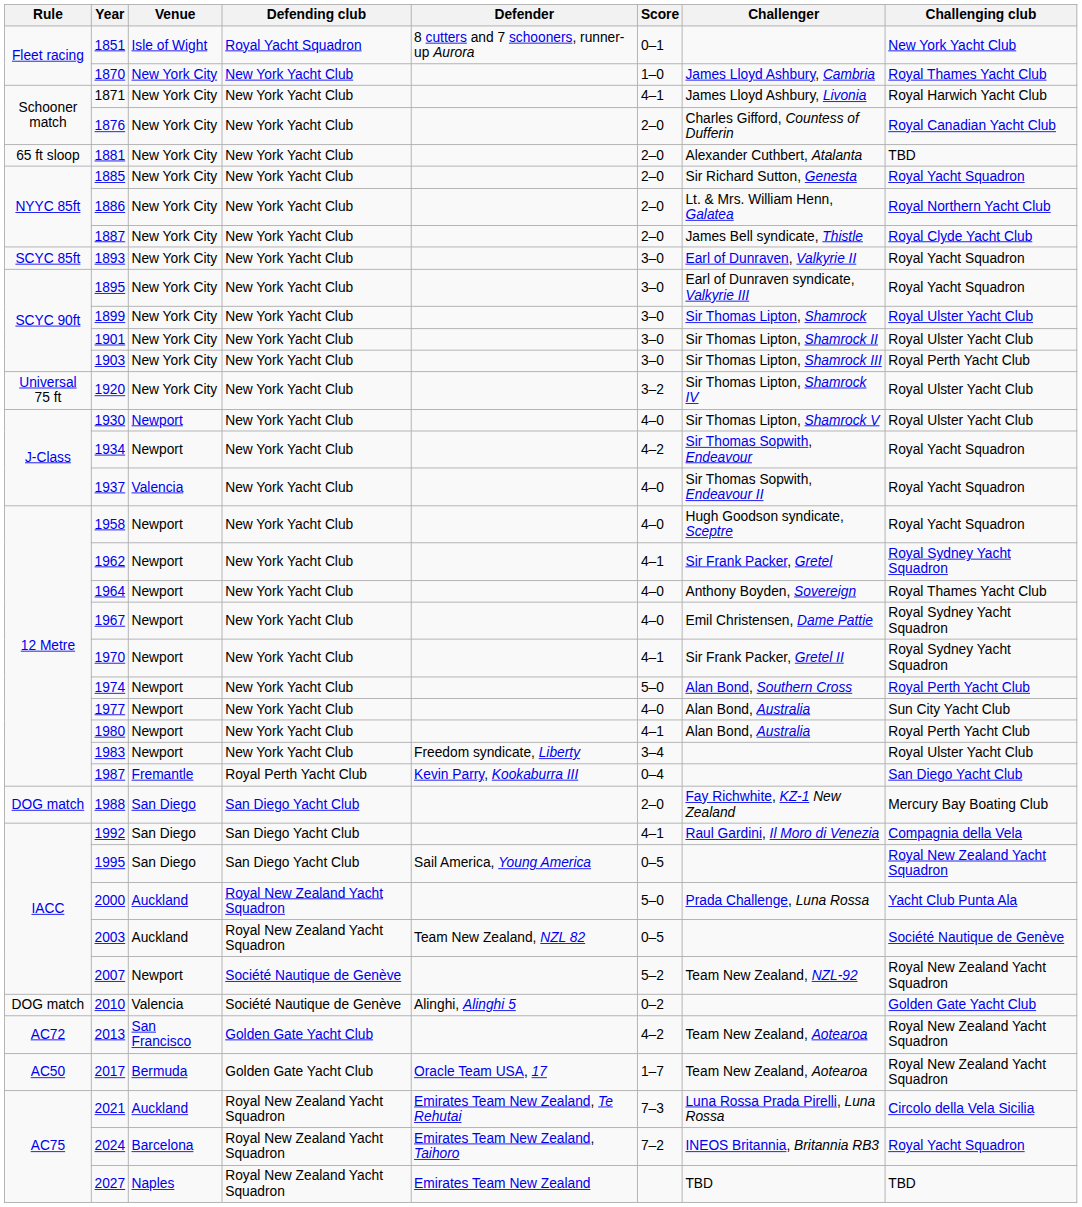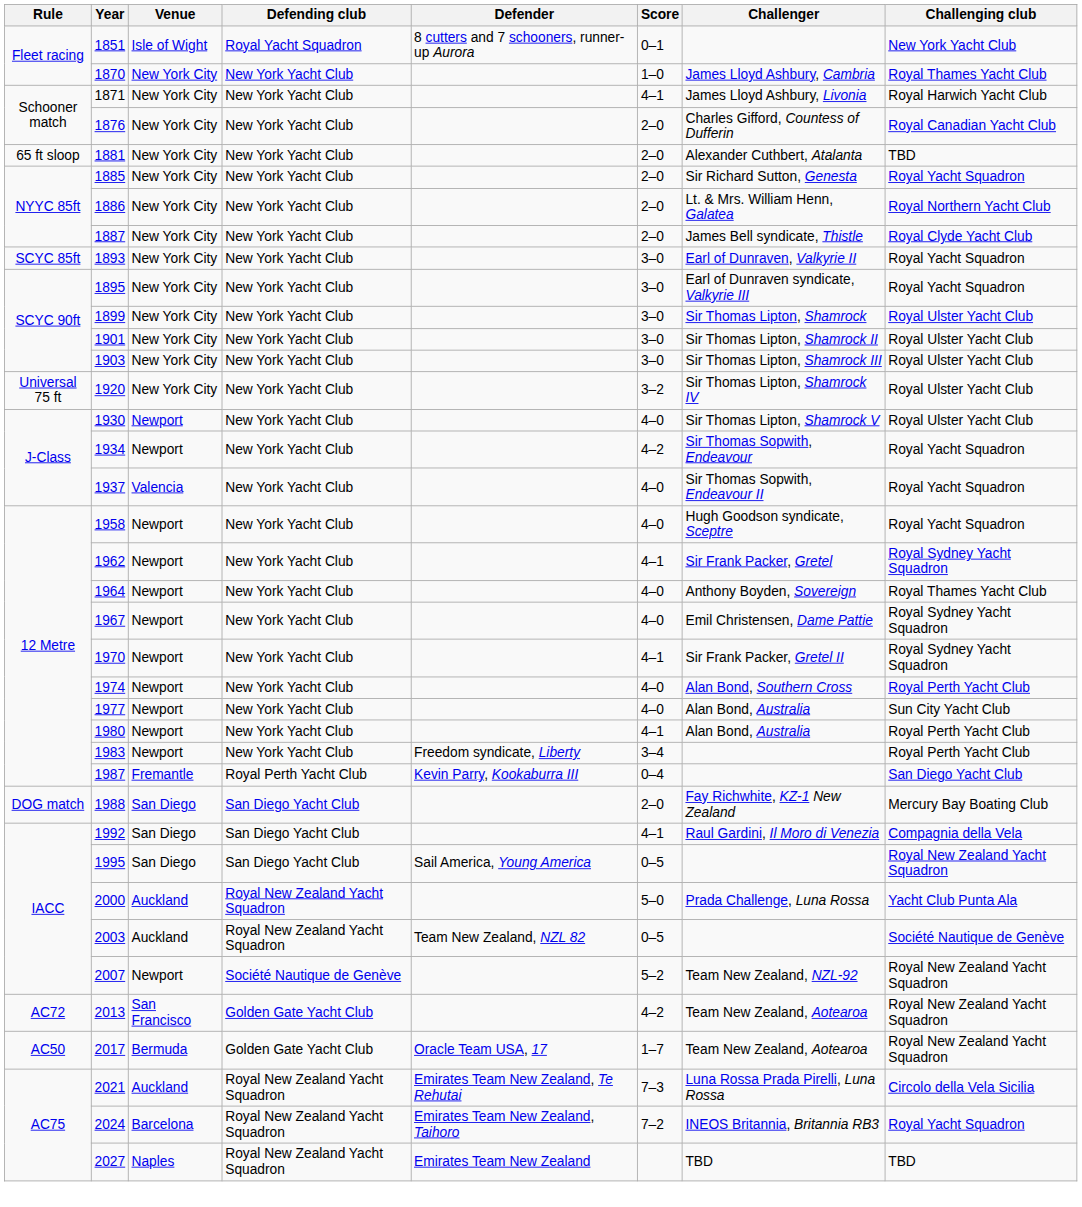(959, 361) Royal Perth Yacht Club -> (961, 361) Royal Ulster Yacht Club
(652, 687) 5–0 -> (652, 687) 4–0
(961, 753) Royal Ulster Yacht Club -> (959, 753) Royal Perth Yacht Club
- row: (110, 1005)
